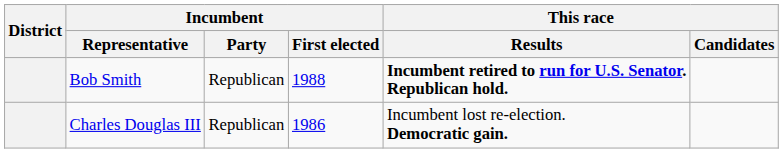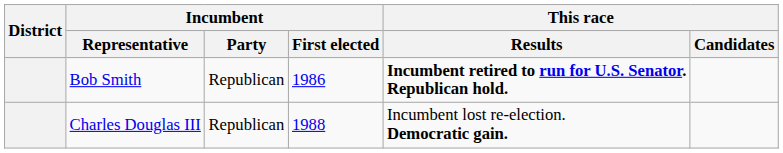(309, 79) 1988 -> (309, 79) 1986
(309, 124) 1986 -> (309, 124) 1988
